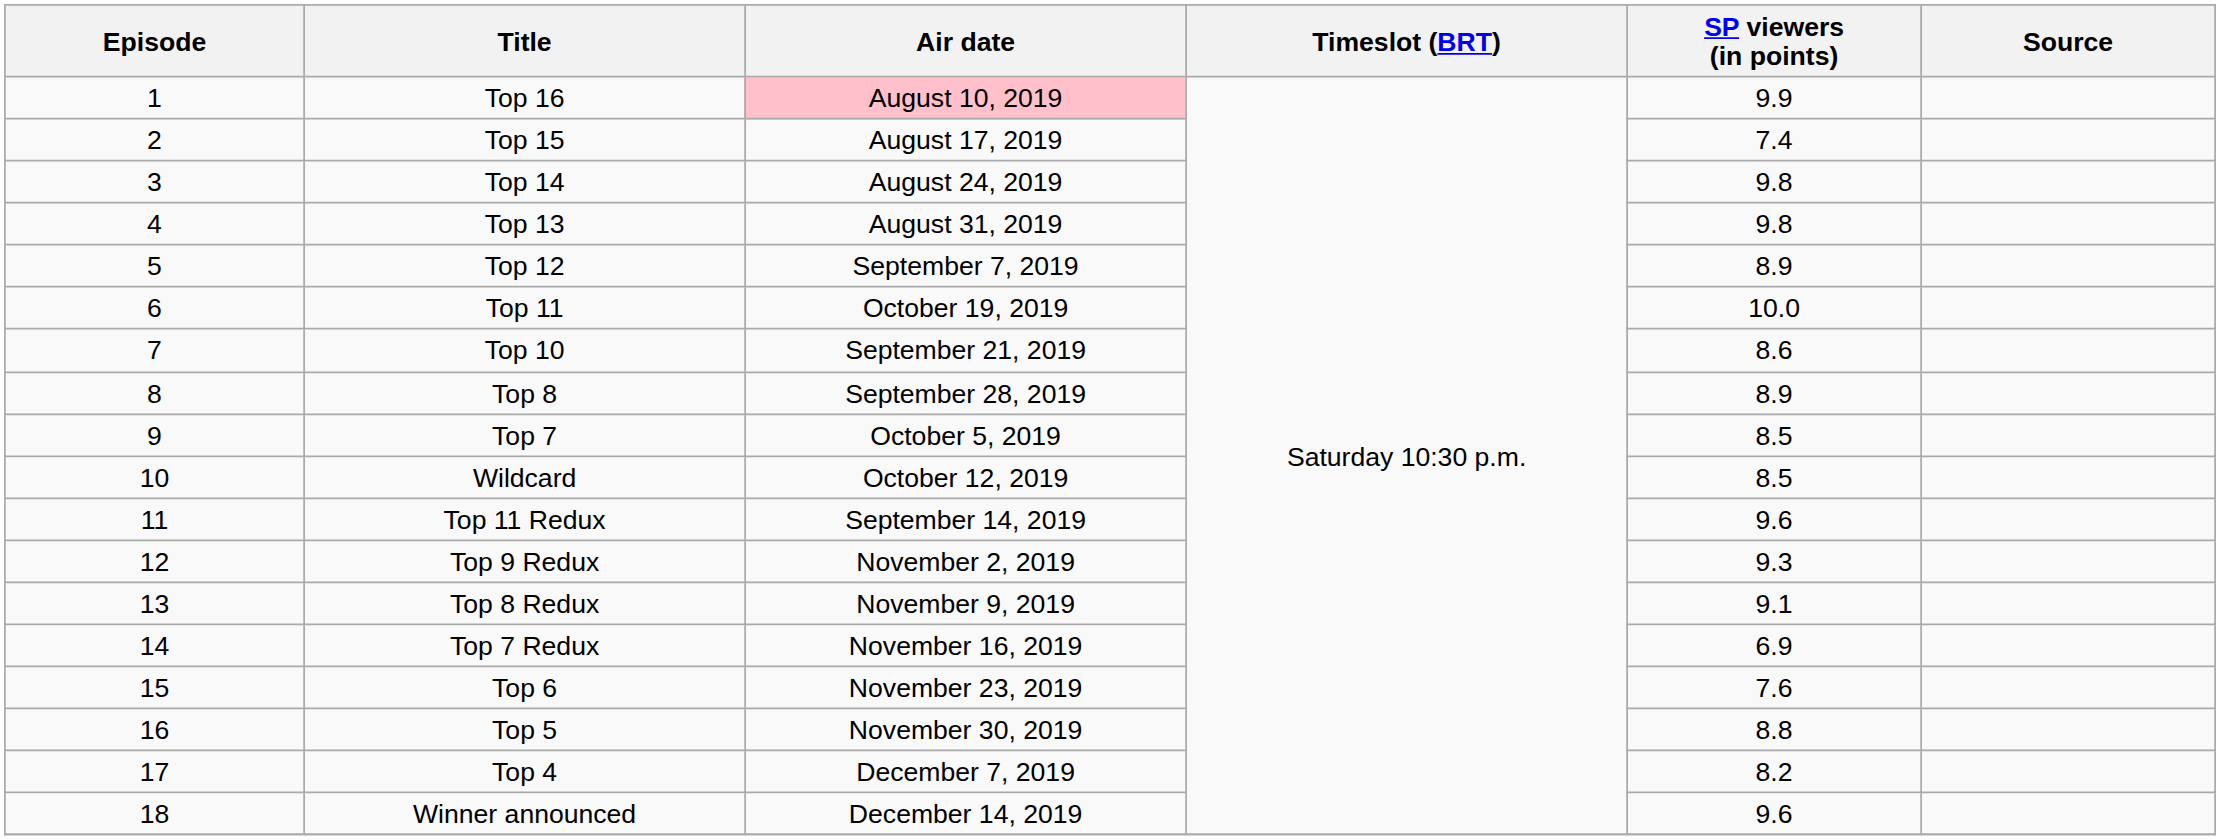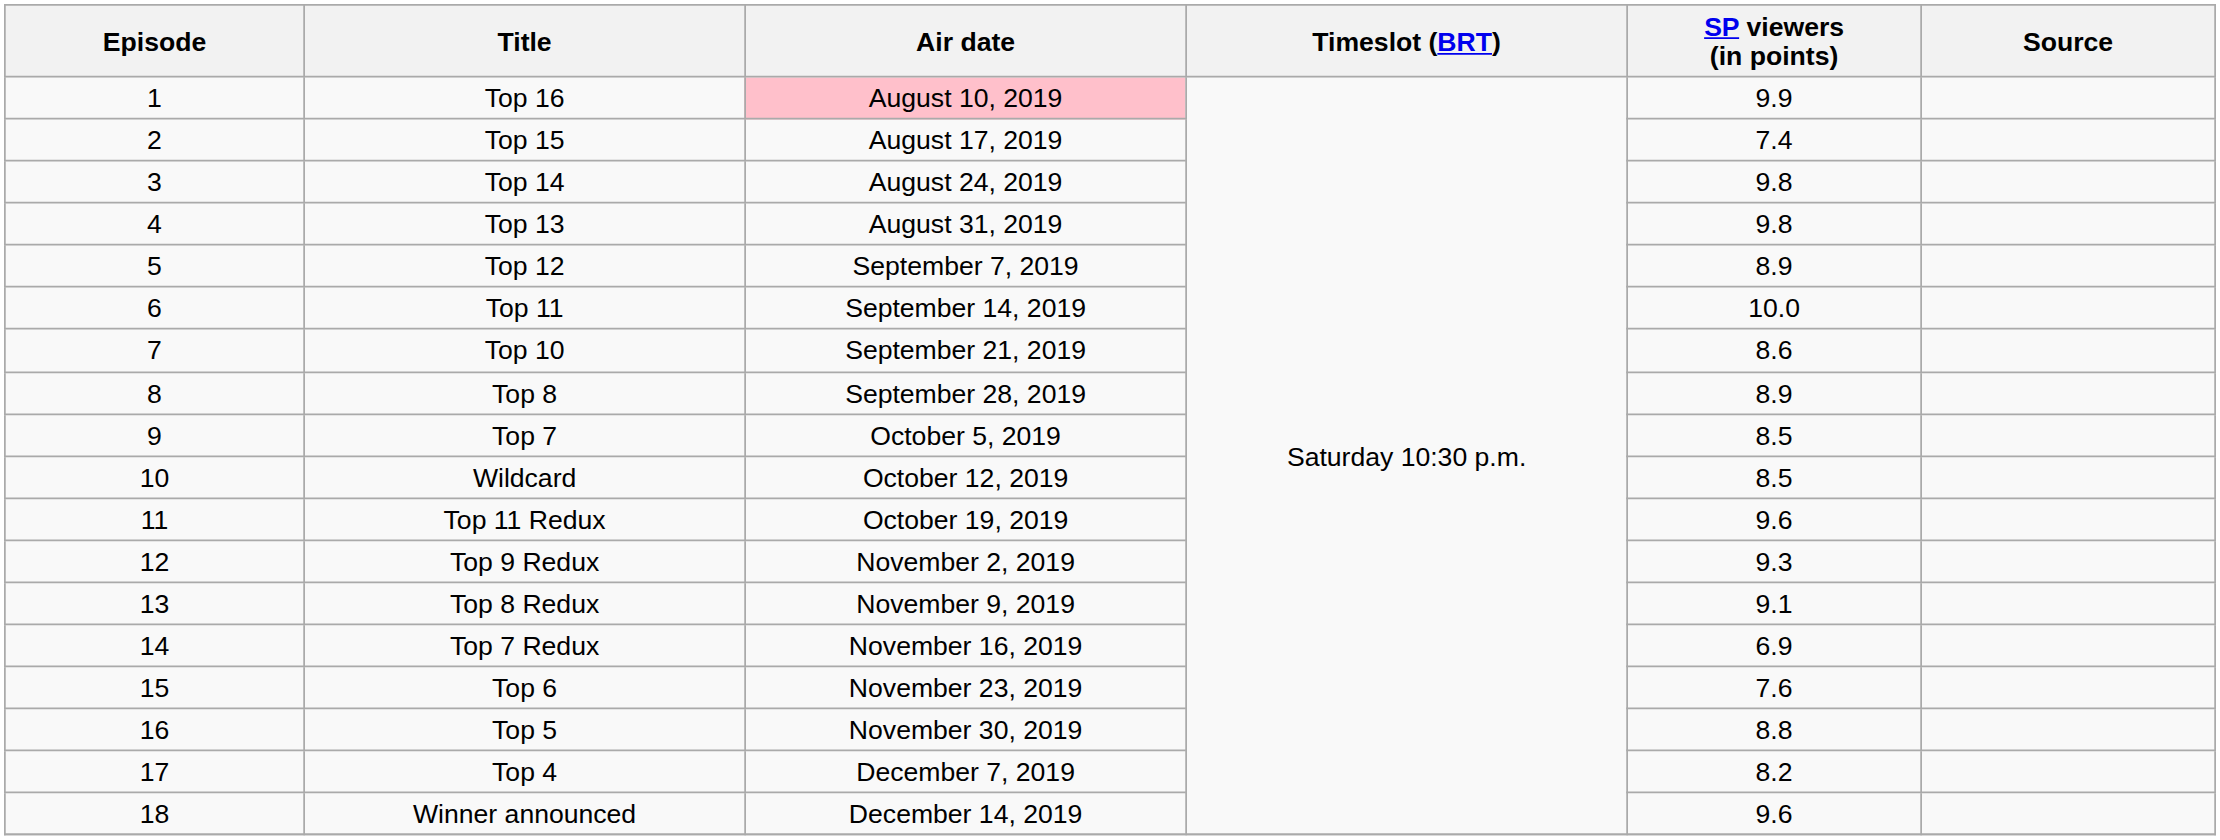(966, 309) October 19, 2019 -> (966, 309) September 14, 2019
(966, 519) September 14, 2019 -> (966, 519) October 19, 2019
